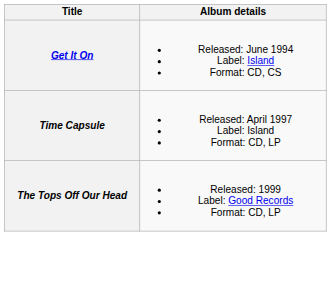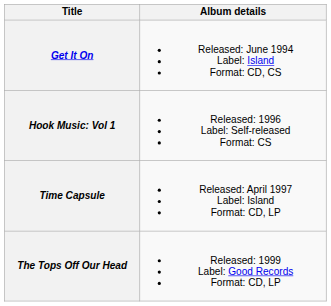+ row: (72, 125)
